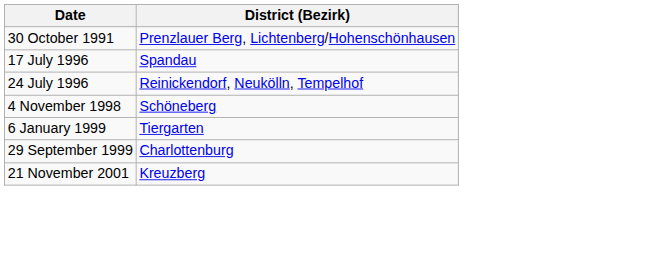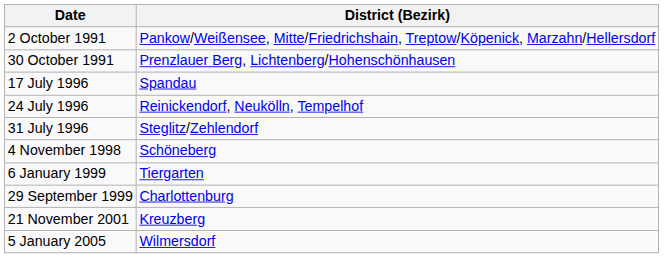+ row: (57, 38)
+ row: (48, 128)
+ row: (57, 241)
